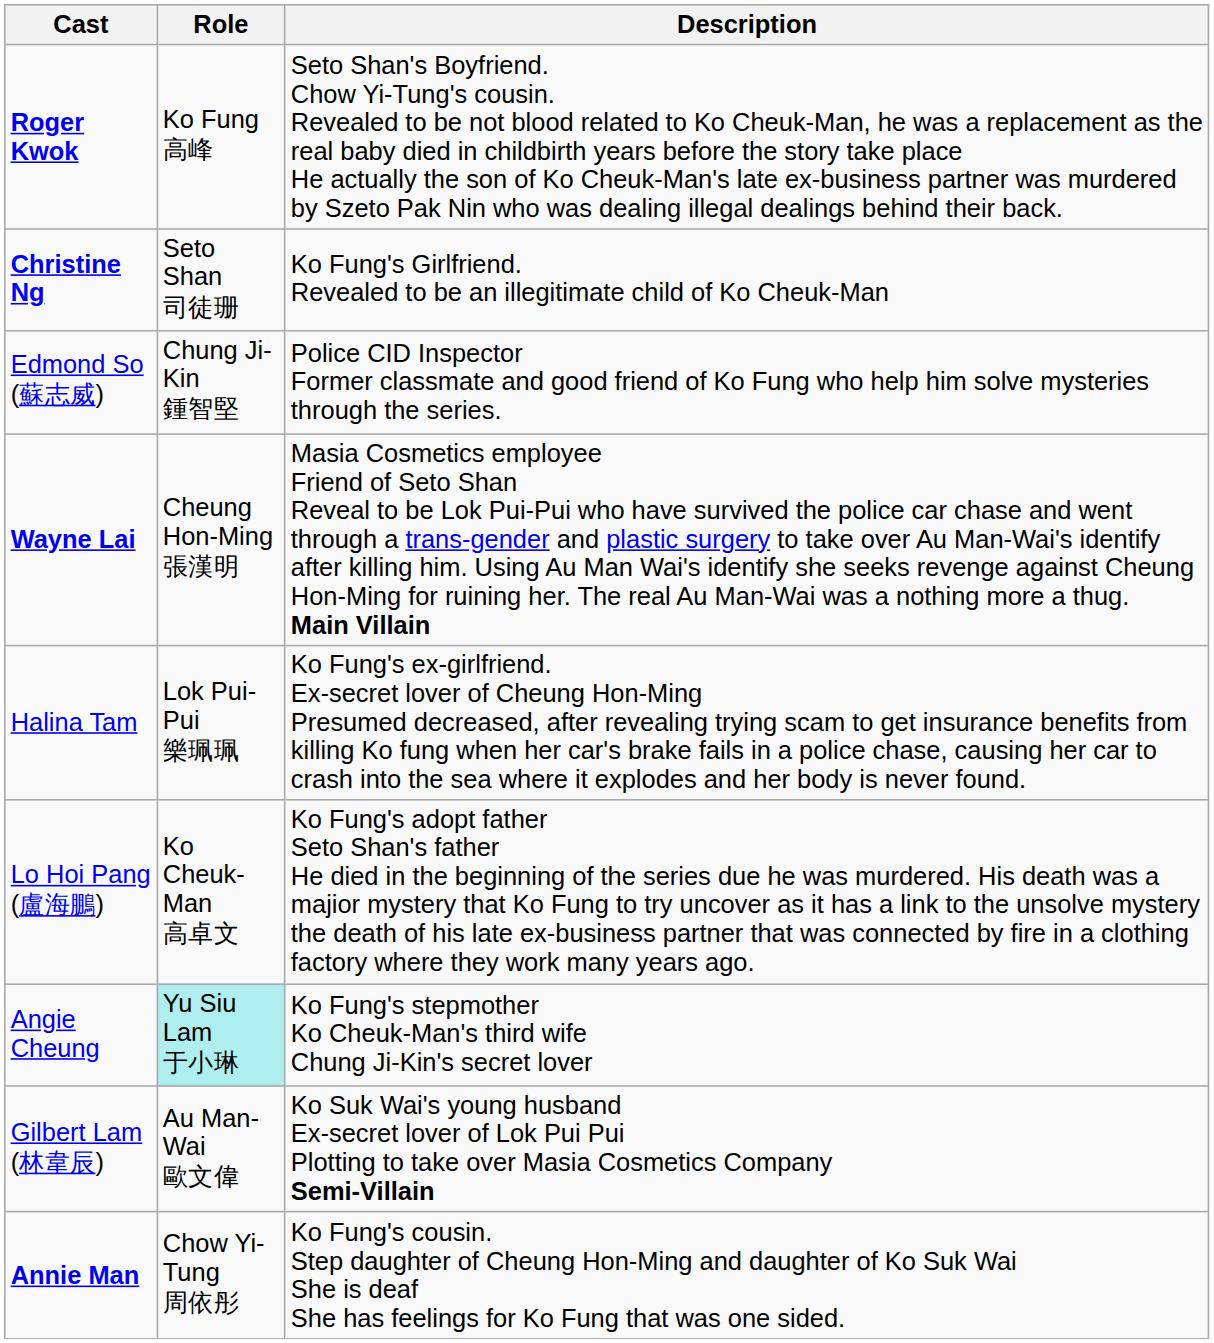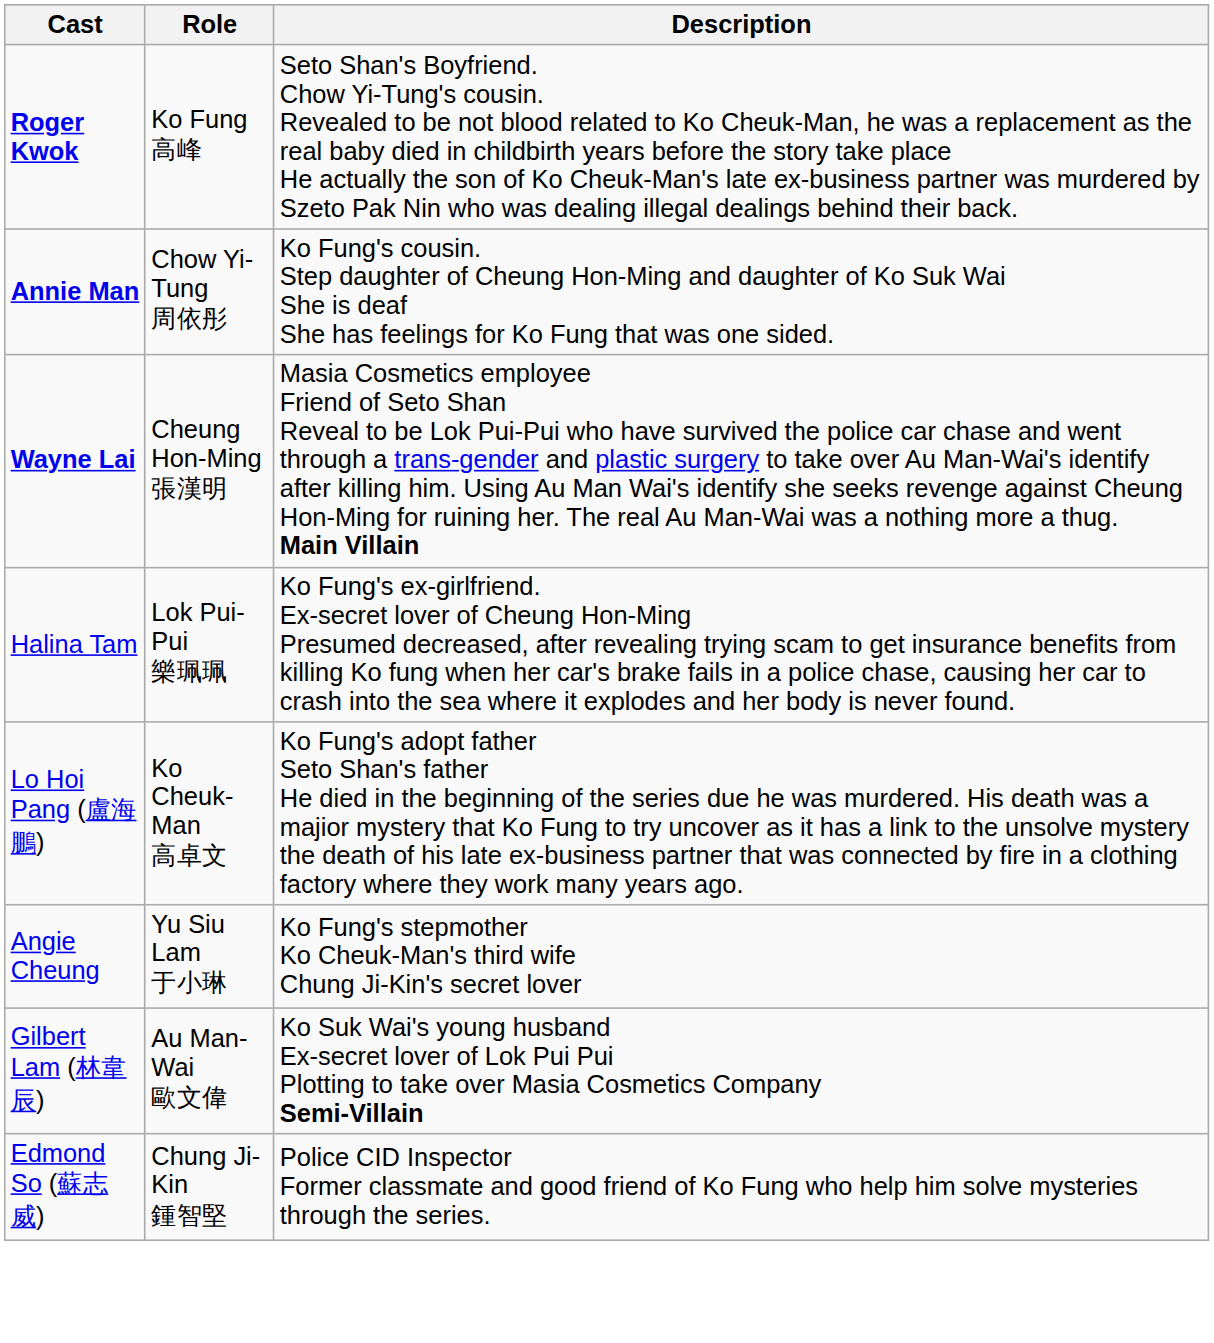- row: (66, 279)
rows swapped: (75, 1275) <-> (77, 380)
(201, 1032) paleturquoise background -> (190, 954) no background
